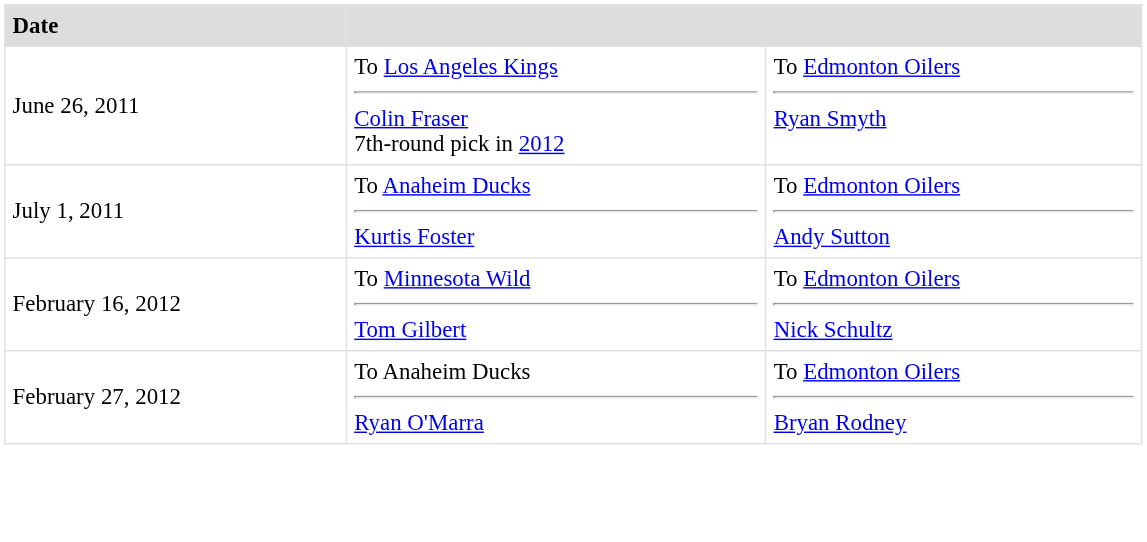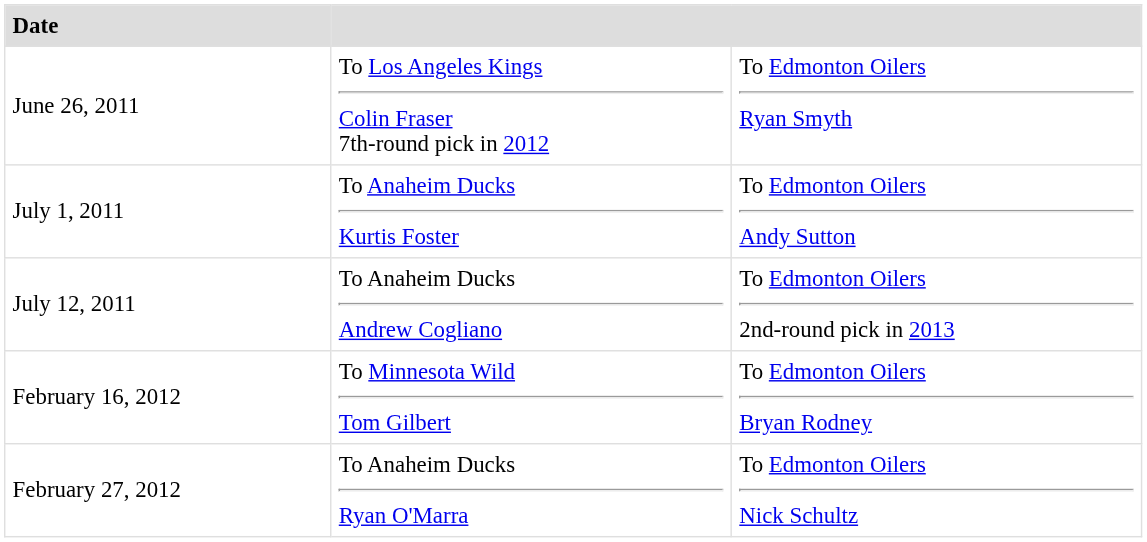+ row: (74, 304)
(953, 304) To Edmonton Oilers Nick Schultz -> (936, 397) To Edmonton Oilers Bryan Rodney
(953, 397) To Edmonton Oilers Bryan Rodney -> (936, 489) To Edmonton Oilers Nick Schultz
